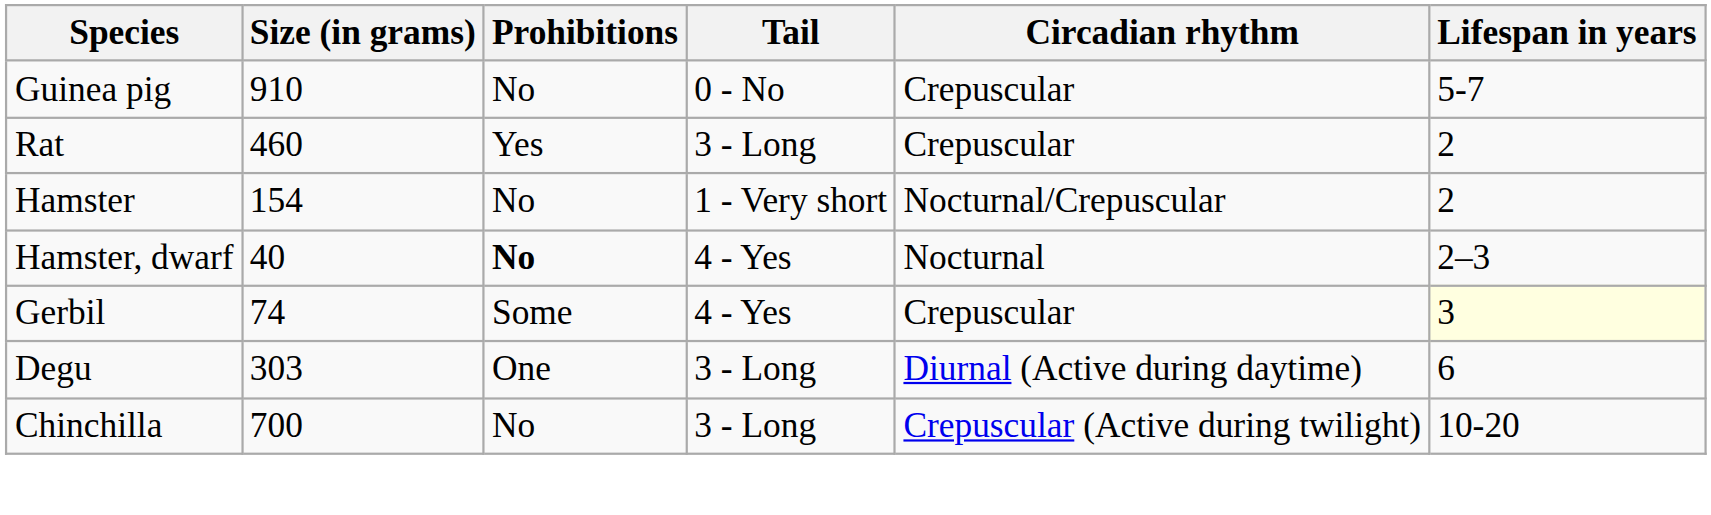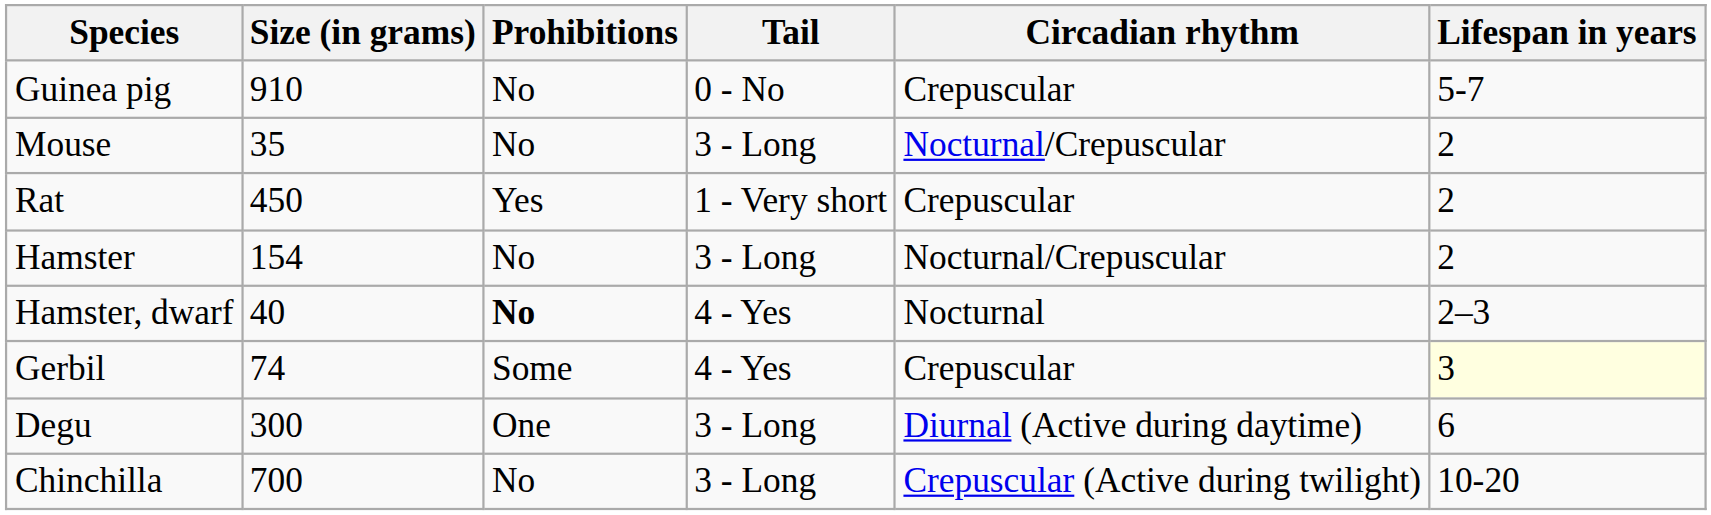+ row: (63, 144)
(276, 144) 460 -> (276, 200) 450
(755, 144) 3 - Long -> (791, 200) 1 - Very short
(791, 200) 1 - Very short -> (755, 256) 3 - Long
(276, 369) 303 -> (276, 425) 300
